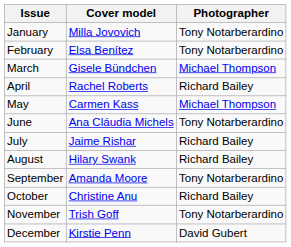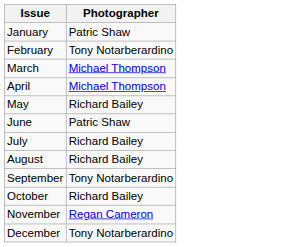- column: (121, 13)
(231, 31) Tony Notarberardino -> (99, 31) Patric Shaw
(216, 86) Richard Bailey -> (117, 86) Michael Thompson
(228, 104) Michael Thompson -> (106, 104) Richard Bailey
(231, 123) Tony Notarberardino -> (99, 123) Patric Shaw
(231, 214) Tony Notarberardino -> (111, 214) Regan Cameron
(213, 232) David Gubert -> (121, 232) Tony Notarberardino
